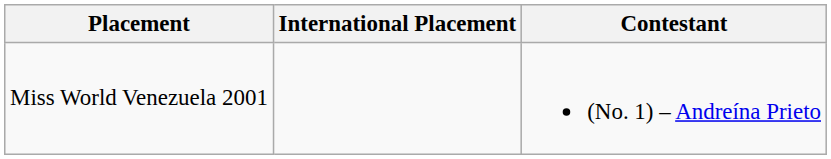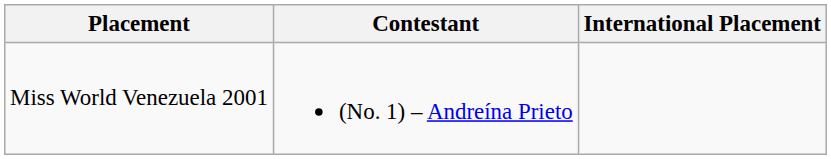columns swapped: (674, 23) <-> (397, 23)
